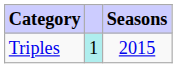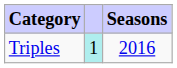(137, 47) 2015 -> (137, 47) 2016
